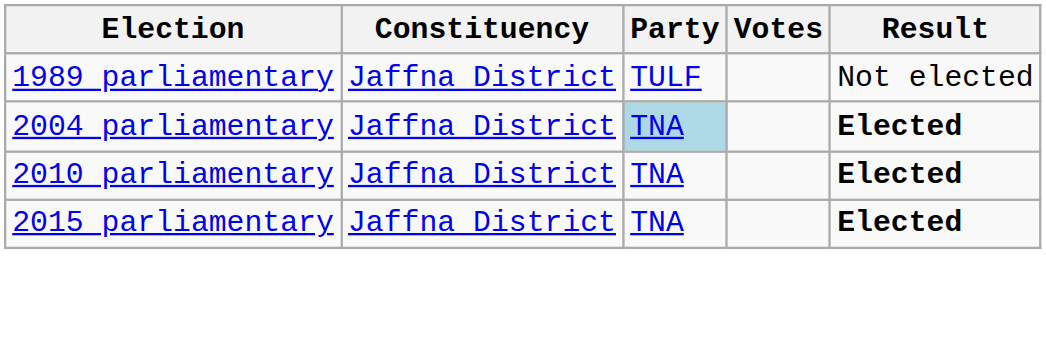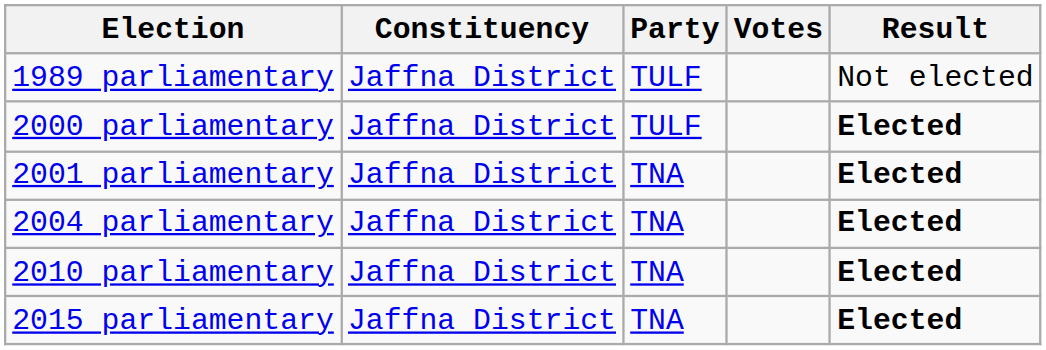+ row: (173, 126)
+ row: (173, 175)
(657, 126) lightblue background -> (657, 223) no background
